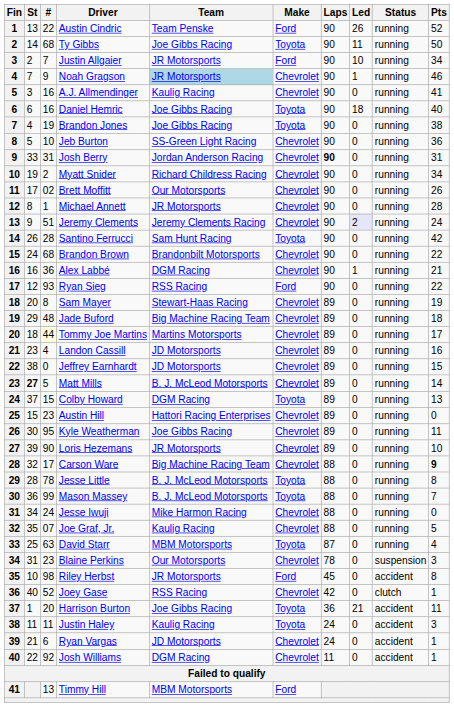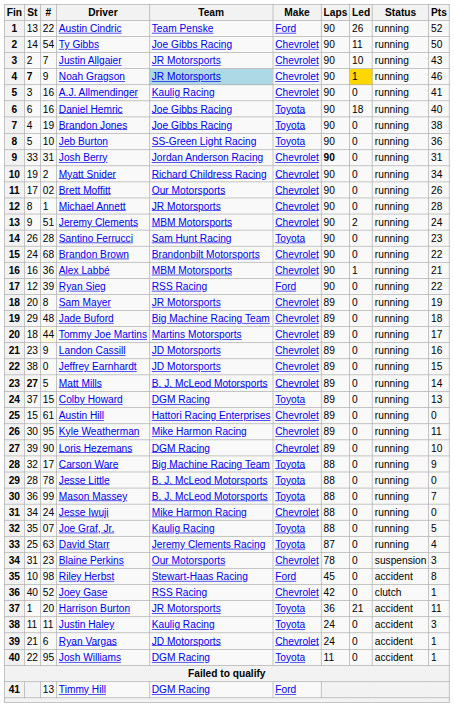(48, 45) 68 -> (48, 45) 54
(290, 45) Toyota -> (297, 45) Chevrolet
(286, 61) Ford -> (297, 61) Chevrolet
(437, 61) 34 -> (437, 61) 43
(30, 77) normal -> (30, 77) bold
(355, 77) no background -> (355, 77) gold background
(297, 142) Chevrolet -> (290, 142) Toyota
(209, 222) Jeremy Clements Racing -> (192, 222) MBM Motorsports
(355, 222) lavender background -> (355, 222) no background
(437, 238) 42 -> (437, 238) 23
(181, 271) DGM Racing -> (192, 271) MBM Motorsports
(48, 287) 93 -> (48, 287) 39
(200, 303) Stewart-Haas Racing -> (186, 303) JR Motorsports
(46, 351) 4 -> (46, 351) 9
(48, 416) 23 -> (48, 416) 61
(192, 432) Joe Gibbs Racing -> (199, 432) Mike Harmon Racing
(186, 448) JR Motorsports -> (181, 448) DGM Racing
(297, 464) Chevrolet -> (290, 464) Toyota
(434, 464) bold -> (434, 464) normal
(434, 480) 8 -> (434, 480) 0
(297, 528) Chevrolet -> (290, 528) Toyota
(192, 545) MBM Motorsports -> (209, 545) Jeremy Clements Racing
(186, 577) JR Motorsports -> (200, 577) Stewart-Haas Racing
(192, 609) Joe Gibbs Racing -> (186, 609) JR Motorsports
(48, 657) 92 -> (48, 657) 95
(297, 657) Chevrolet -> (290, 657) Toyota
(192, 690) MBM Motorsports -> (181, 690) DGM Racing
